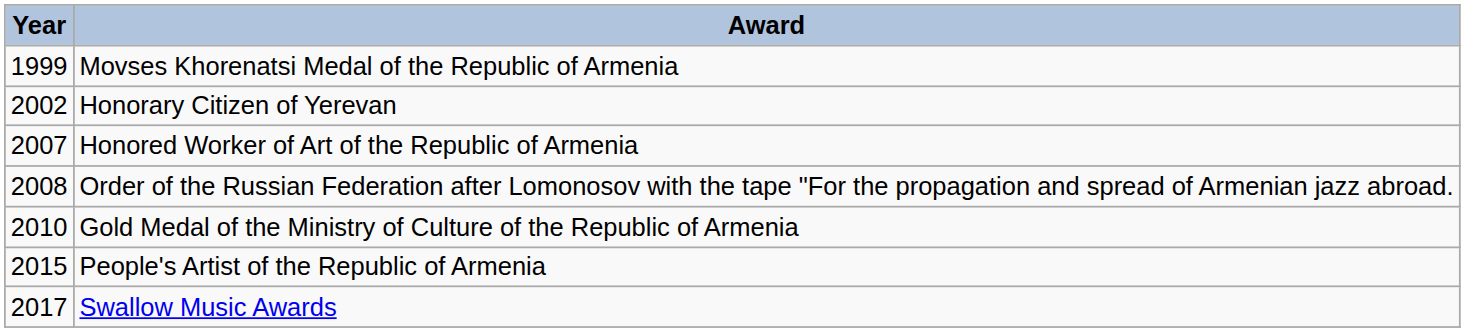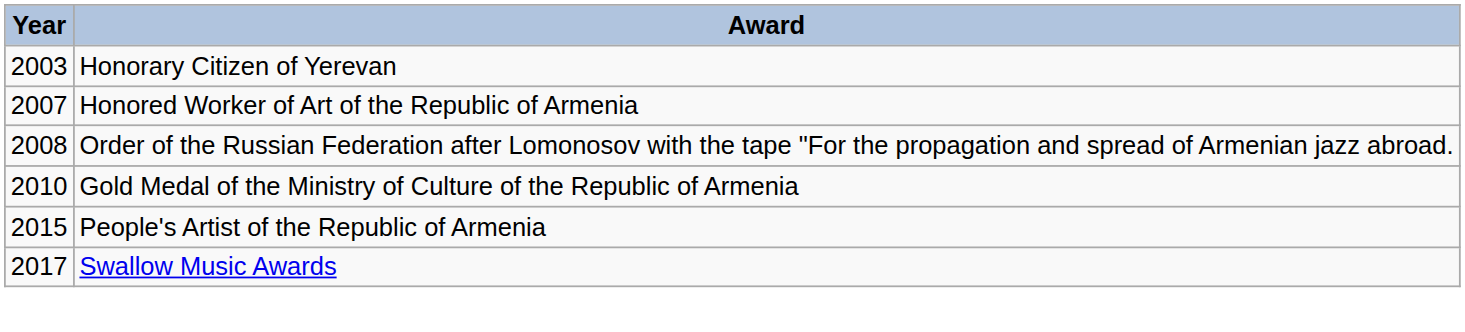- row: (379, 66)
(39, 106) 2002 -> (39, 66) 2003
